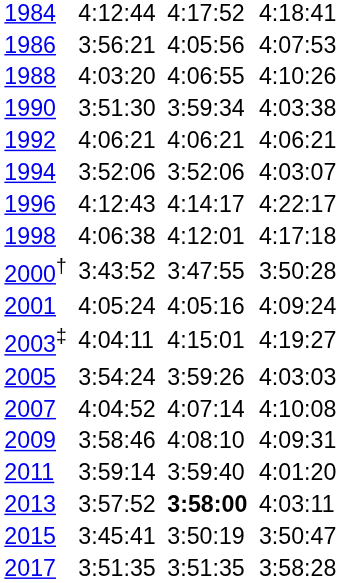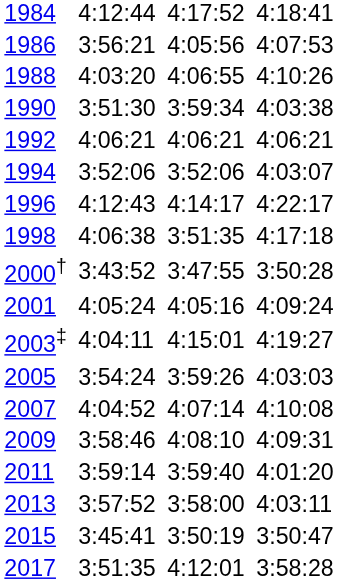(206, 236) 4:12:01 -> (206, 236) 3:51:35
(207, 504) bold -> (206, 504) normal
(206, 568) 3:51:35 -> (206, 568) 4:12:01
